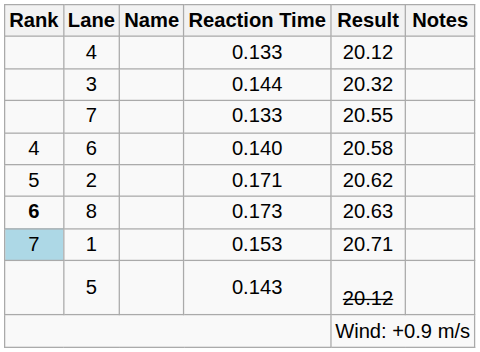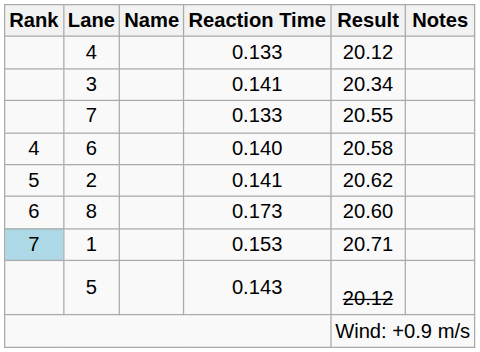(257, 84) 0.144 -> (257, 84) 0.141
(368, 84) 20.32 -> (368, 84) 20.34
(257, 180) 0.171 -> (257, 180) 0.141
(34, 212) bold -> (34, 212) normal
(368, 212) 20.63 -> (368, 212) 20.60
